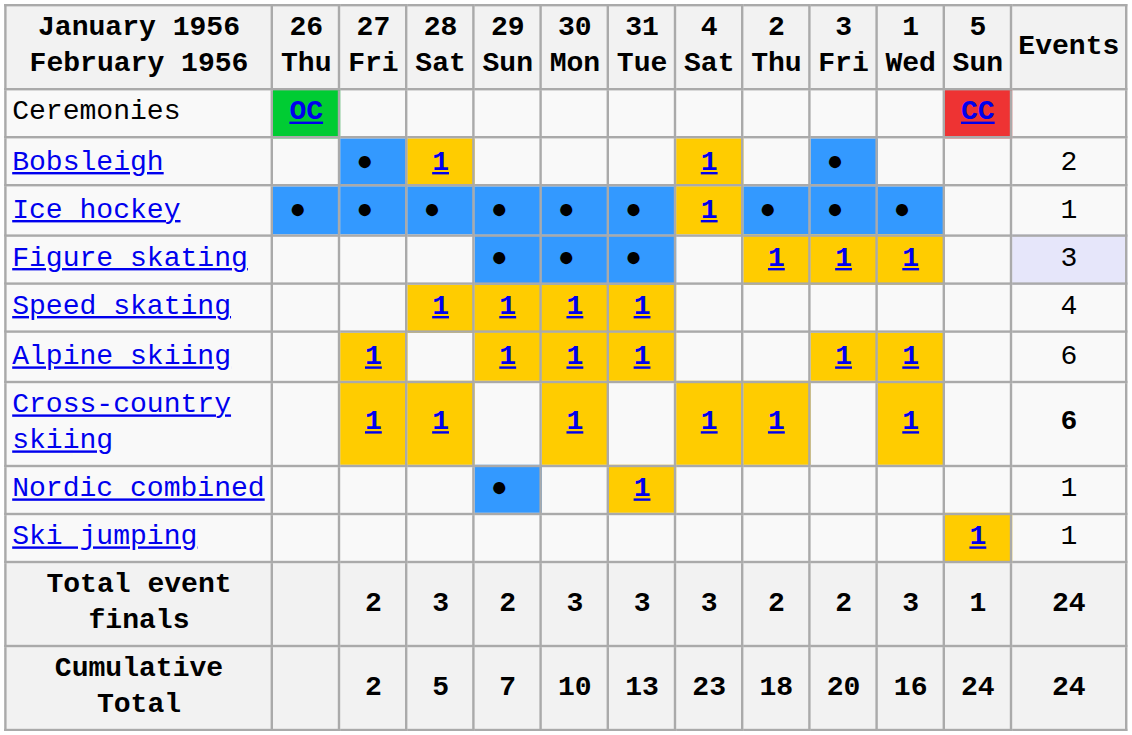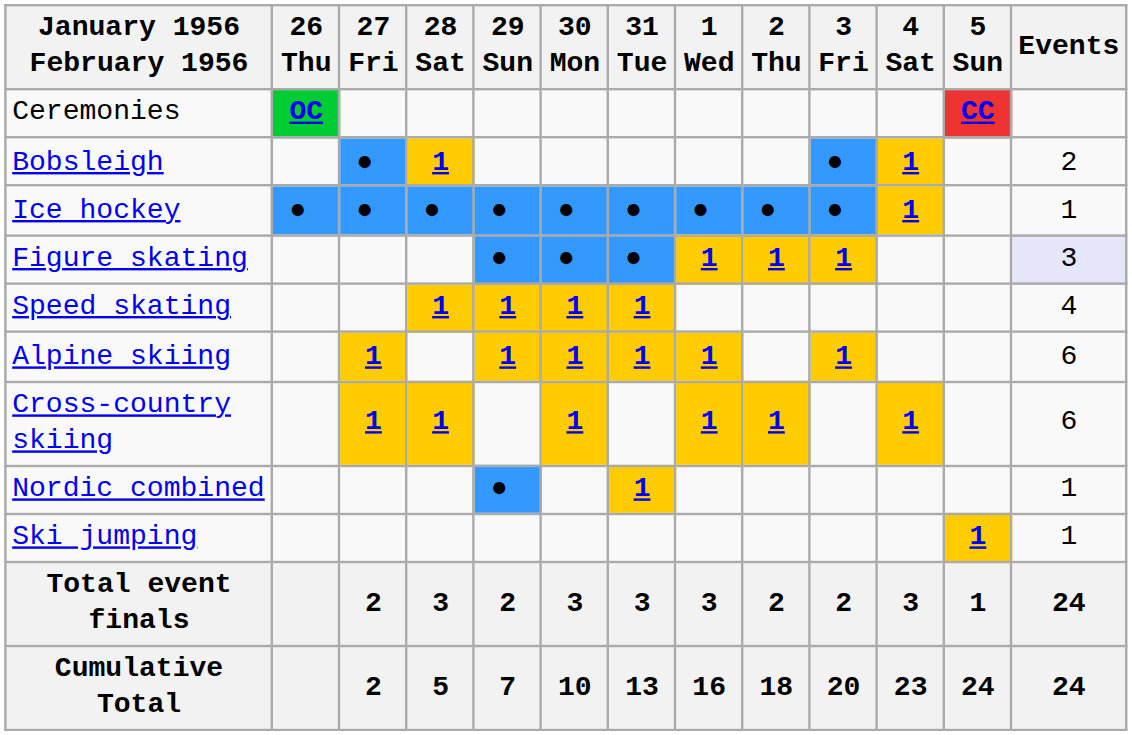columns swapped: (911, 46) <-> (709, 46)
(1069, 422) bold -> (1069, 422) normal
